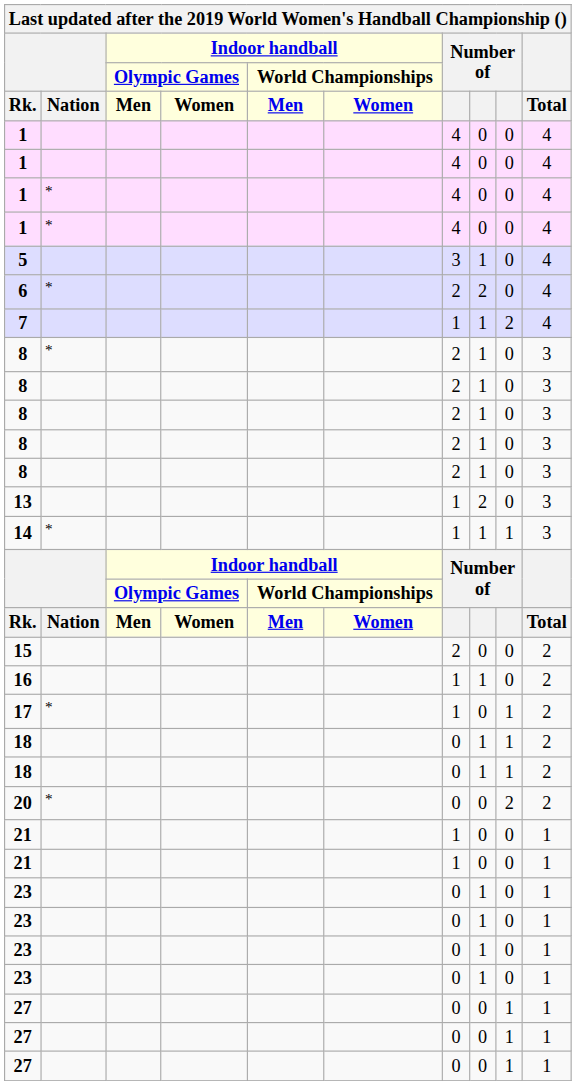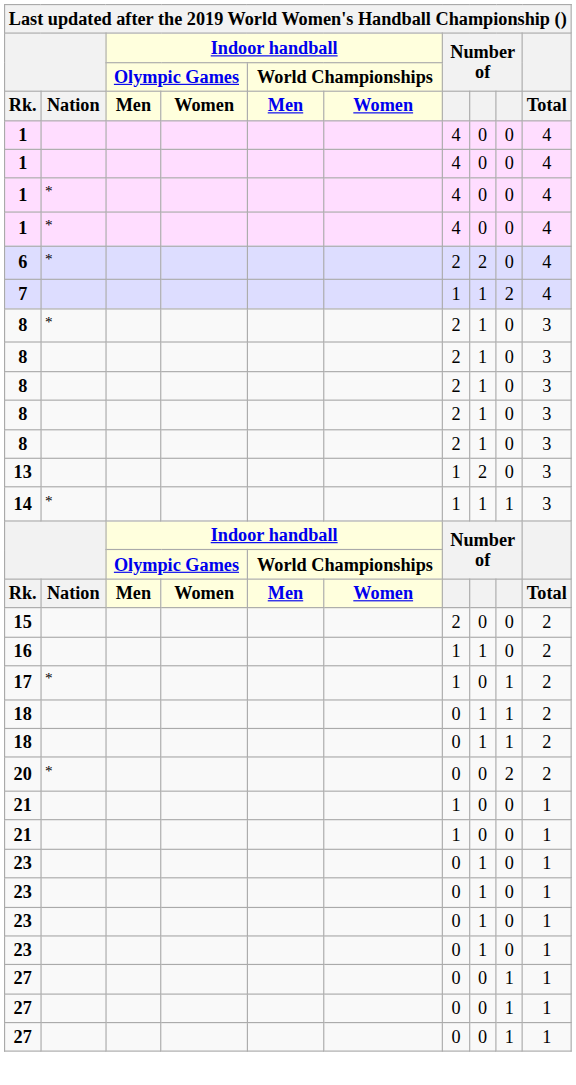- row: (23, 260)
